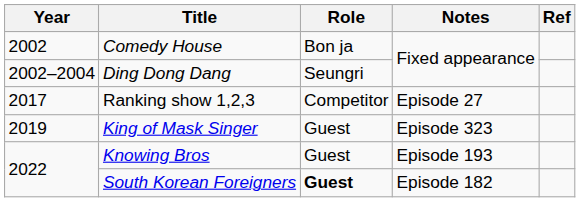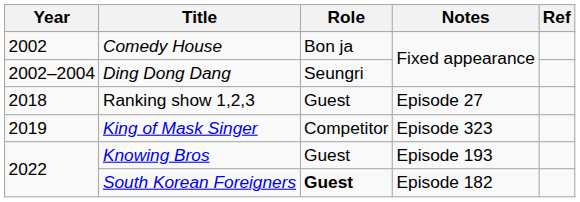(28, 100) 2017 -> (28, 100) 2018
(346, 100) Competitor -> (327, 100) Guest
(327, 127) Guest -> (346, 127) Competitor
